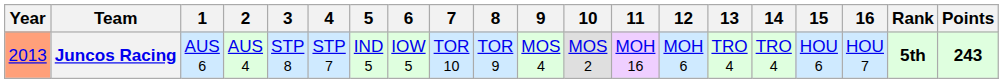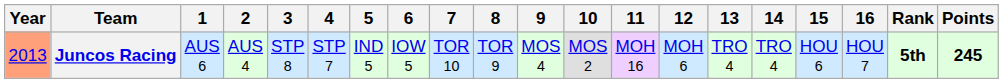(968, 55) 243 -> (968, 55) 245
